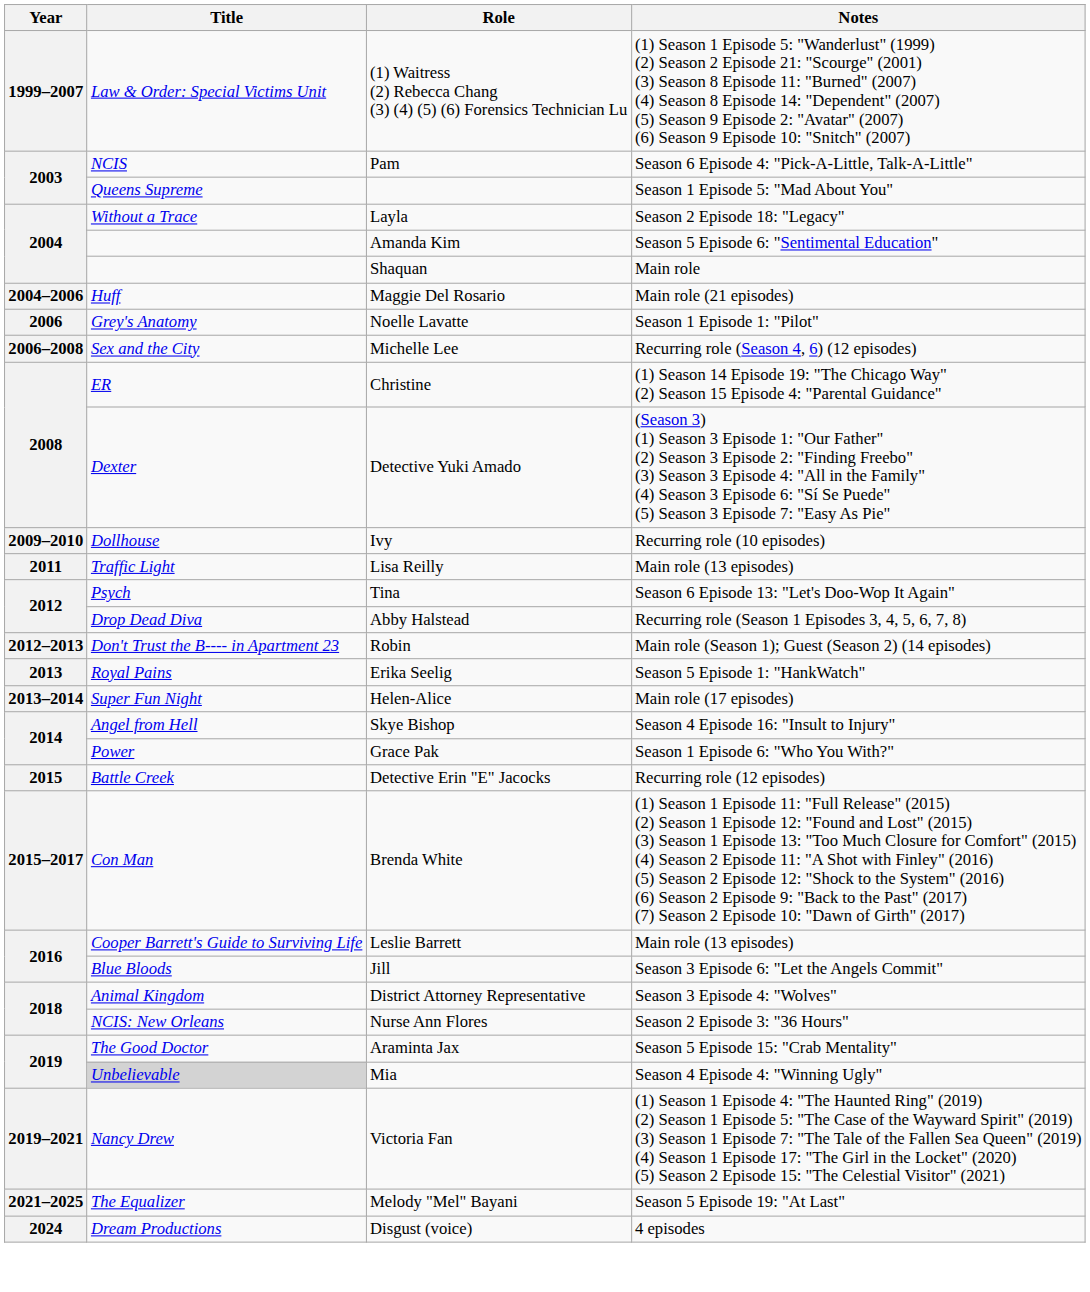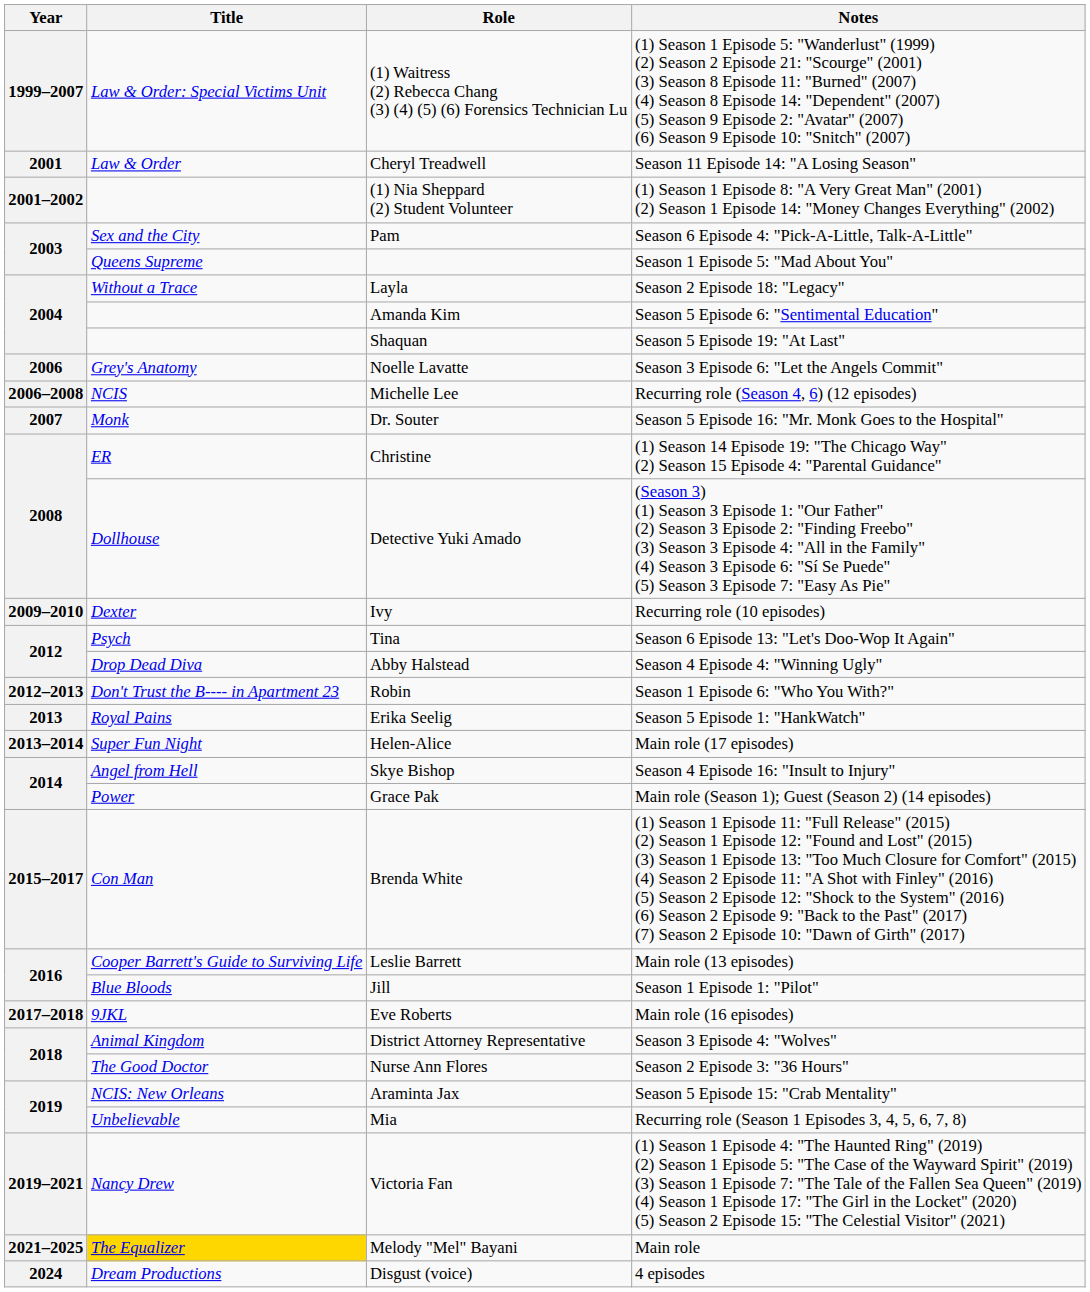+ row: (428, 164)
+ row: (441, 199)
(109, 164) NCIS -> (145, 235) Sex and the City
(668, 269) Main role -> (740, 341) Season 5 Episode 19: "At Last"
- row: (438, 296)
(727, 322) Season 1 Episode 1: "Pilot" -> (789, 367) Season 3 Episode 6: "Let the Angels Commit"
(145, 348) Sex and the City -> (109, 393) NCIS
+ row: (404, 420)
(114, 467) Dexter -> (125, 538) Dollhouse
(125, 540) Dollhouse -> (114, 611) Dexter
- row: (407, 566)
(801, 619) Recurring role (Season 1 Episodes 3, 4, 5, 6, 7, 8) -> (759, 664) Season 4 Episode 4: "Winning Ugly"
(813, 645) Main role (Season 1); Guest (Season 2) (14 episodes) -> (764, 690) Season 1 Episode 6: "Who You With?"
(764, 751) Season 1 Episode 6: "Who You With?" -> (813, 796) Main role (Season 1); Guest (Season 2) (14 episodes)
- row: (460, 777)
(789, 969) Season 3 Episode 6: "Let the Angels Commit" -> (727, 988) Season 1 Episode 1: "Pilot"
+ row: (411, 1014)
(157, 1022) NCIS: New Orleans -> (150, 1067) The Good Doctor
(150, 1048) The Good Doctor -> (157, 1093) NCIS: New Orleans
(135, 1074) lightgrey background -> (135, 1119) no background
(759, 1074) Season 4 Episode 4: "Winning Ugly" -> (801, 1119) Recurring role (Season 1 Episodes 3, 4, 5, 6, 7, 8)
(138, 1202) no background -> (138, 1247) gold background
(740, 1202) Season 5 Episode 19: "At Last" -> (668, 1247) Main role
